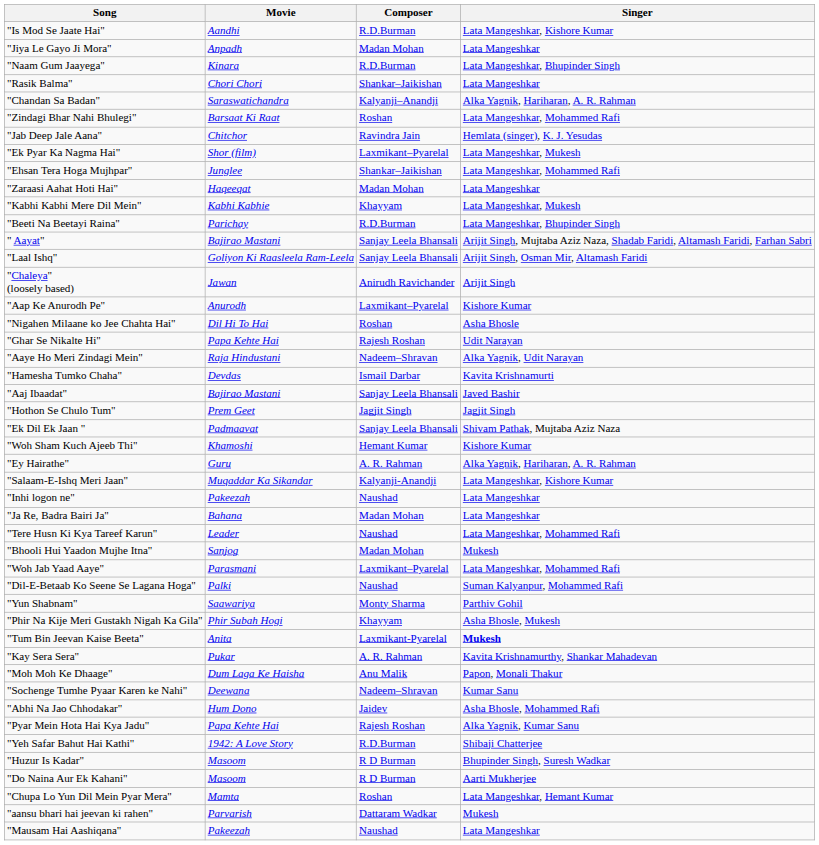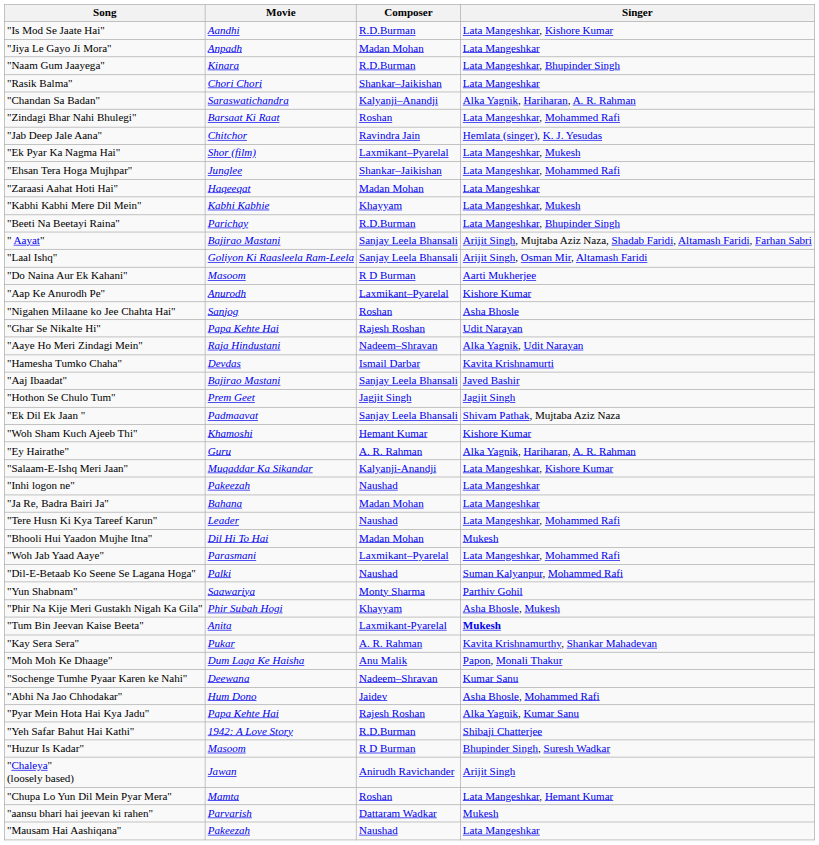rows swapped: (40, 282) <-> (67, 778)
(238, 323) Dil Hi To Hai -> (223, 310) Sanjog
(223, 550) Sanjog -> (238, 538) Dil Hi To Hai
